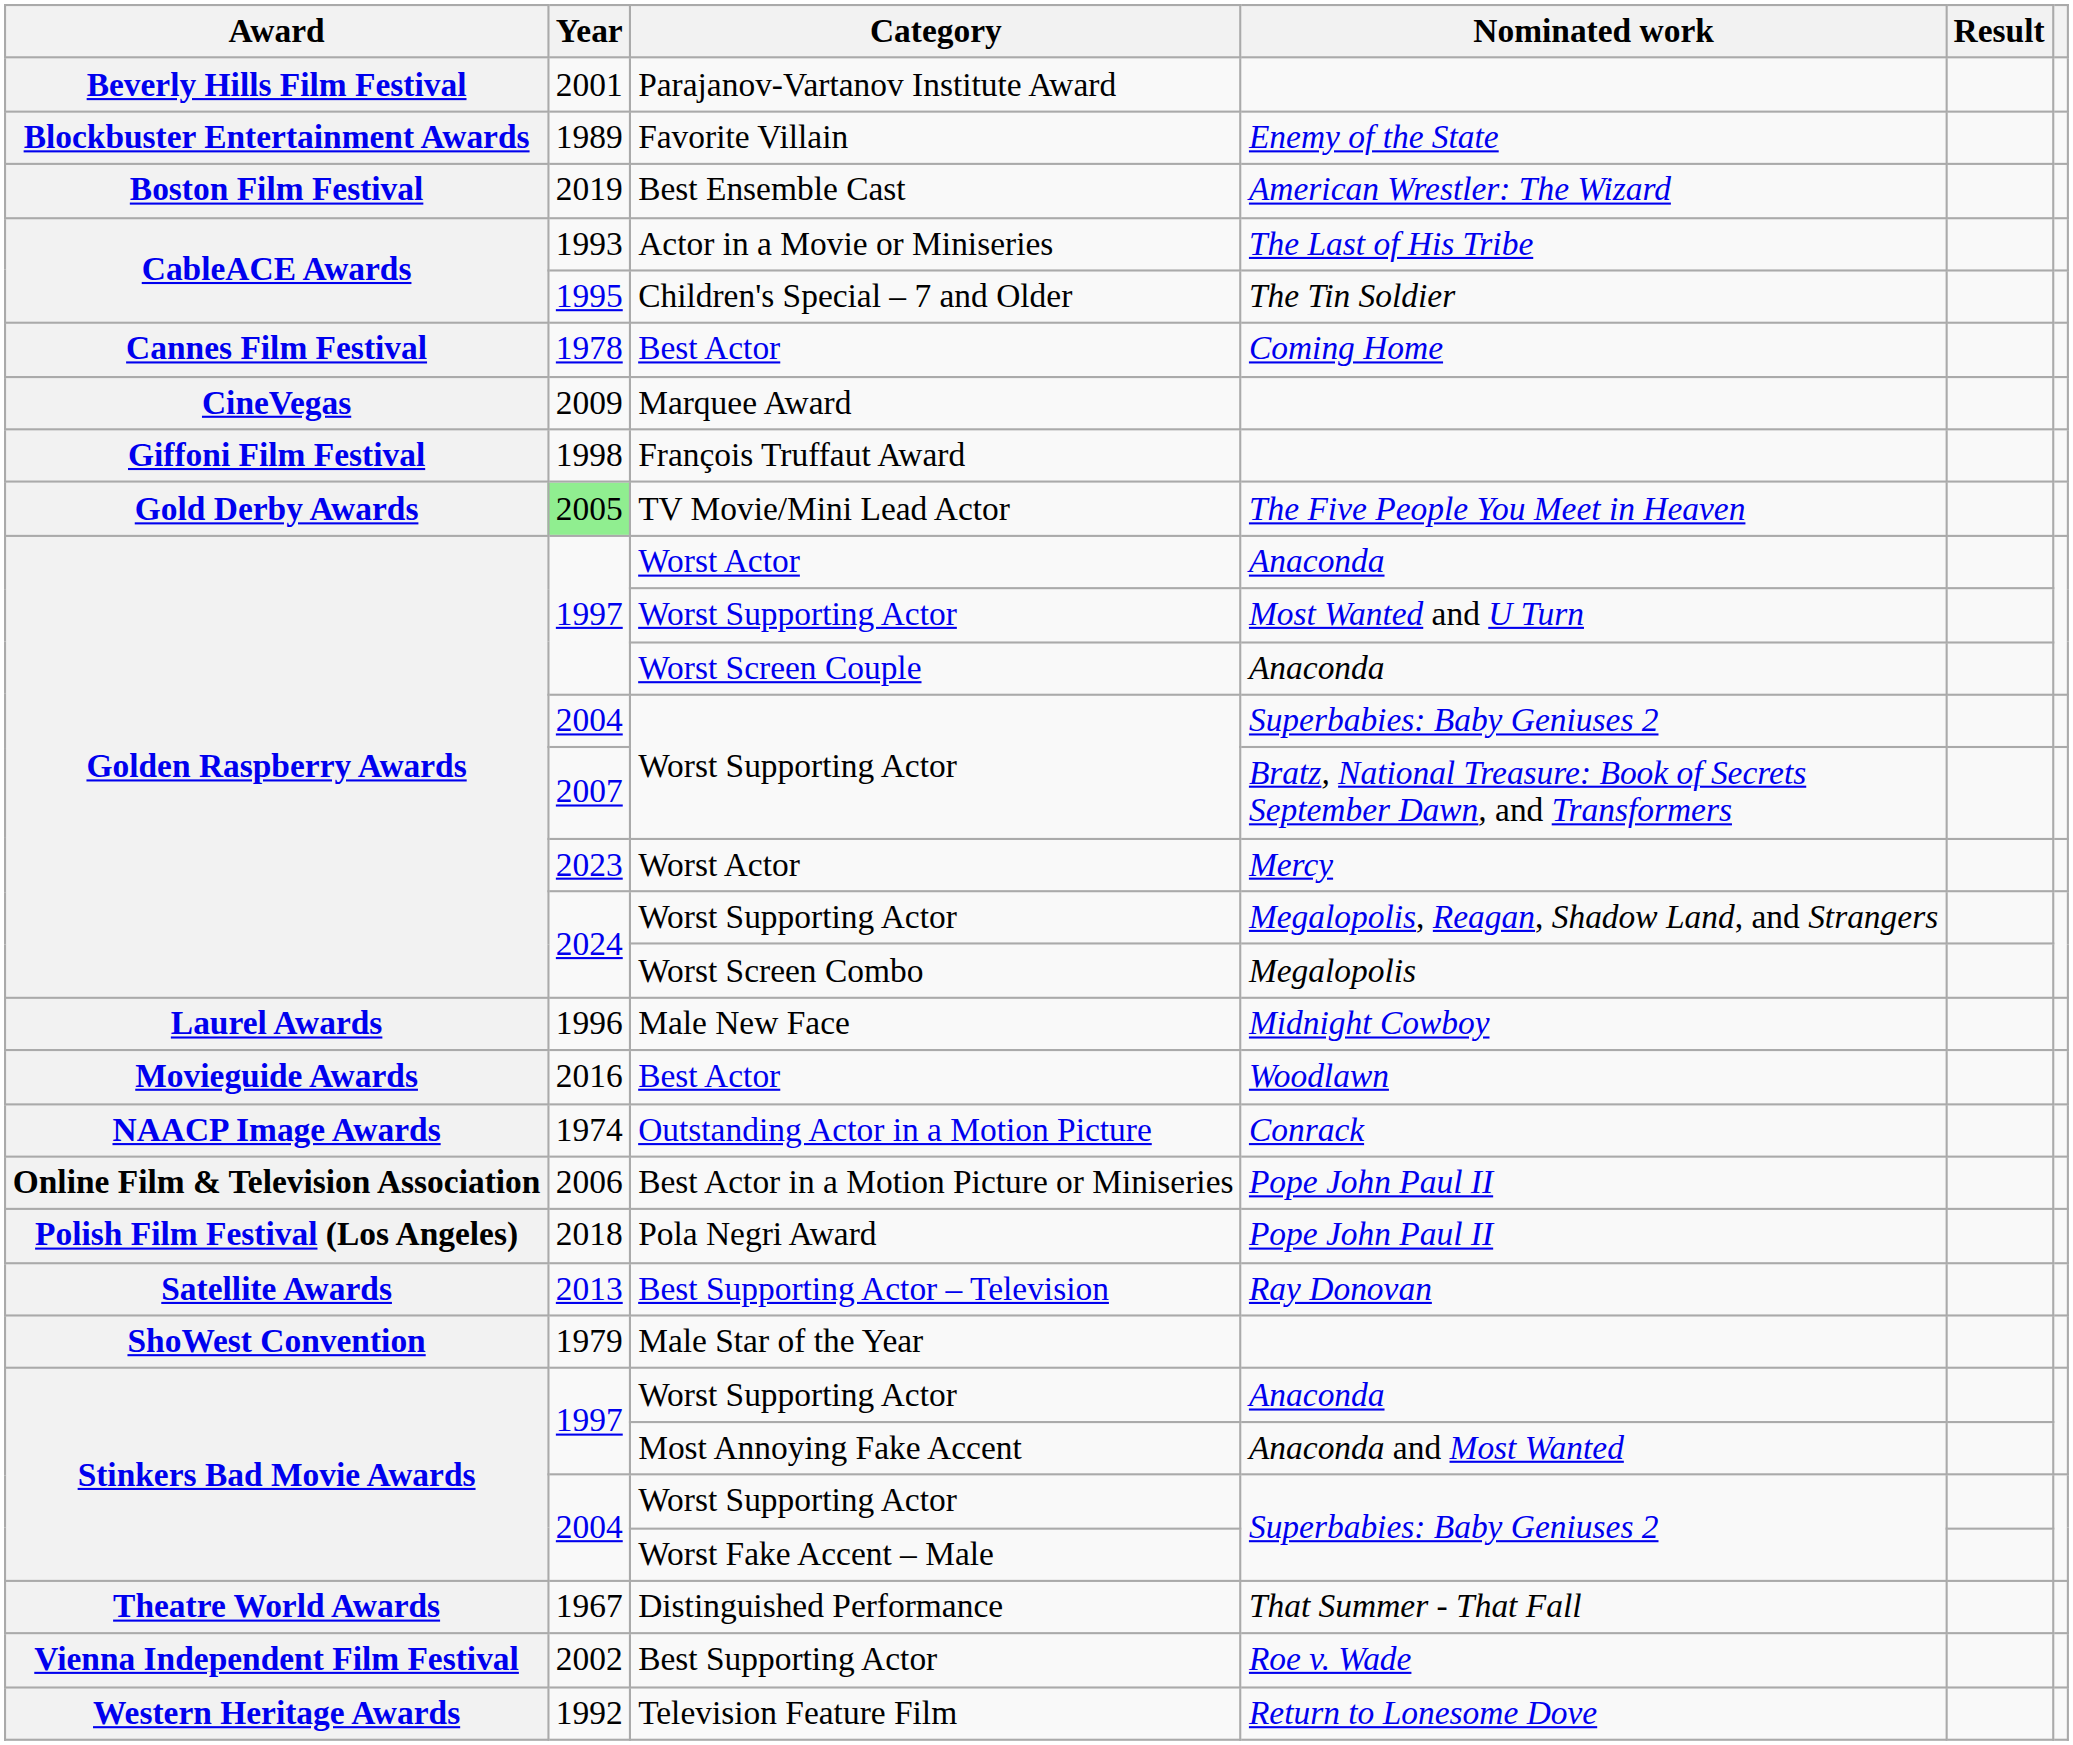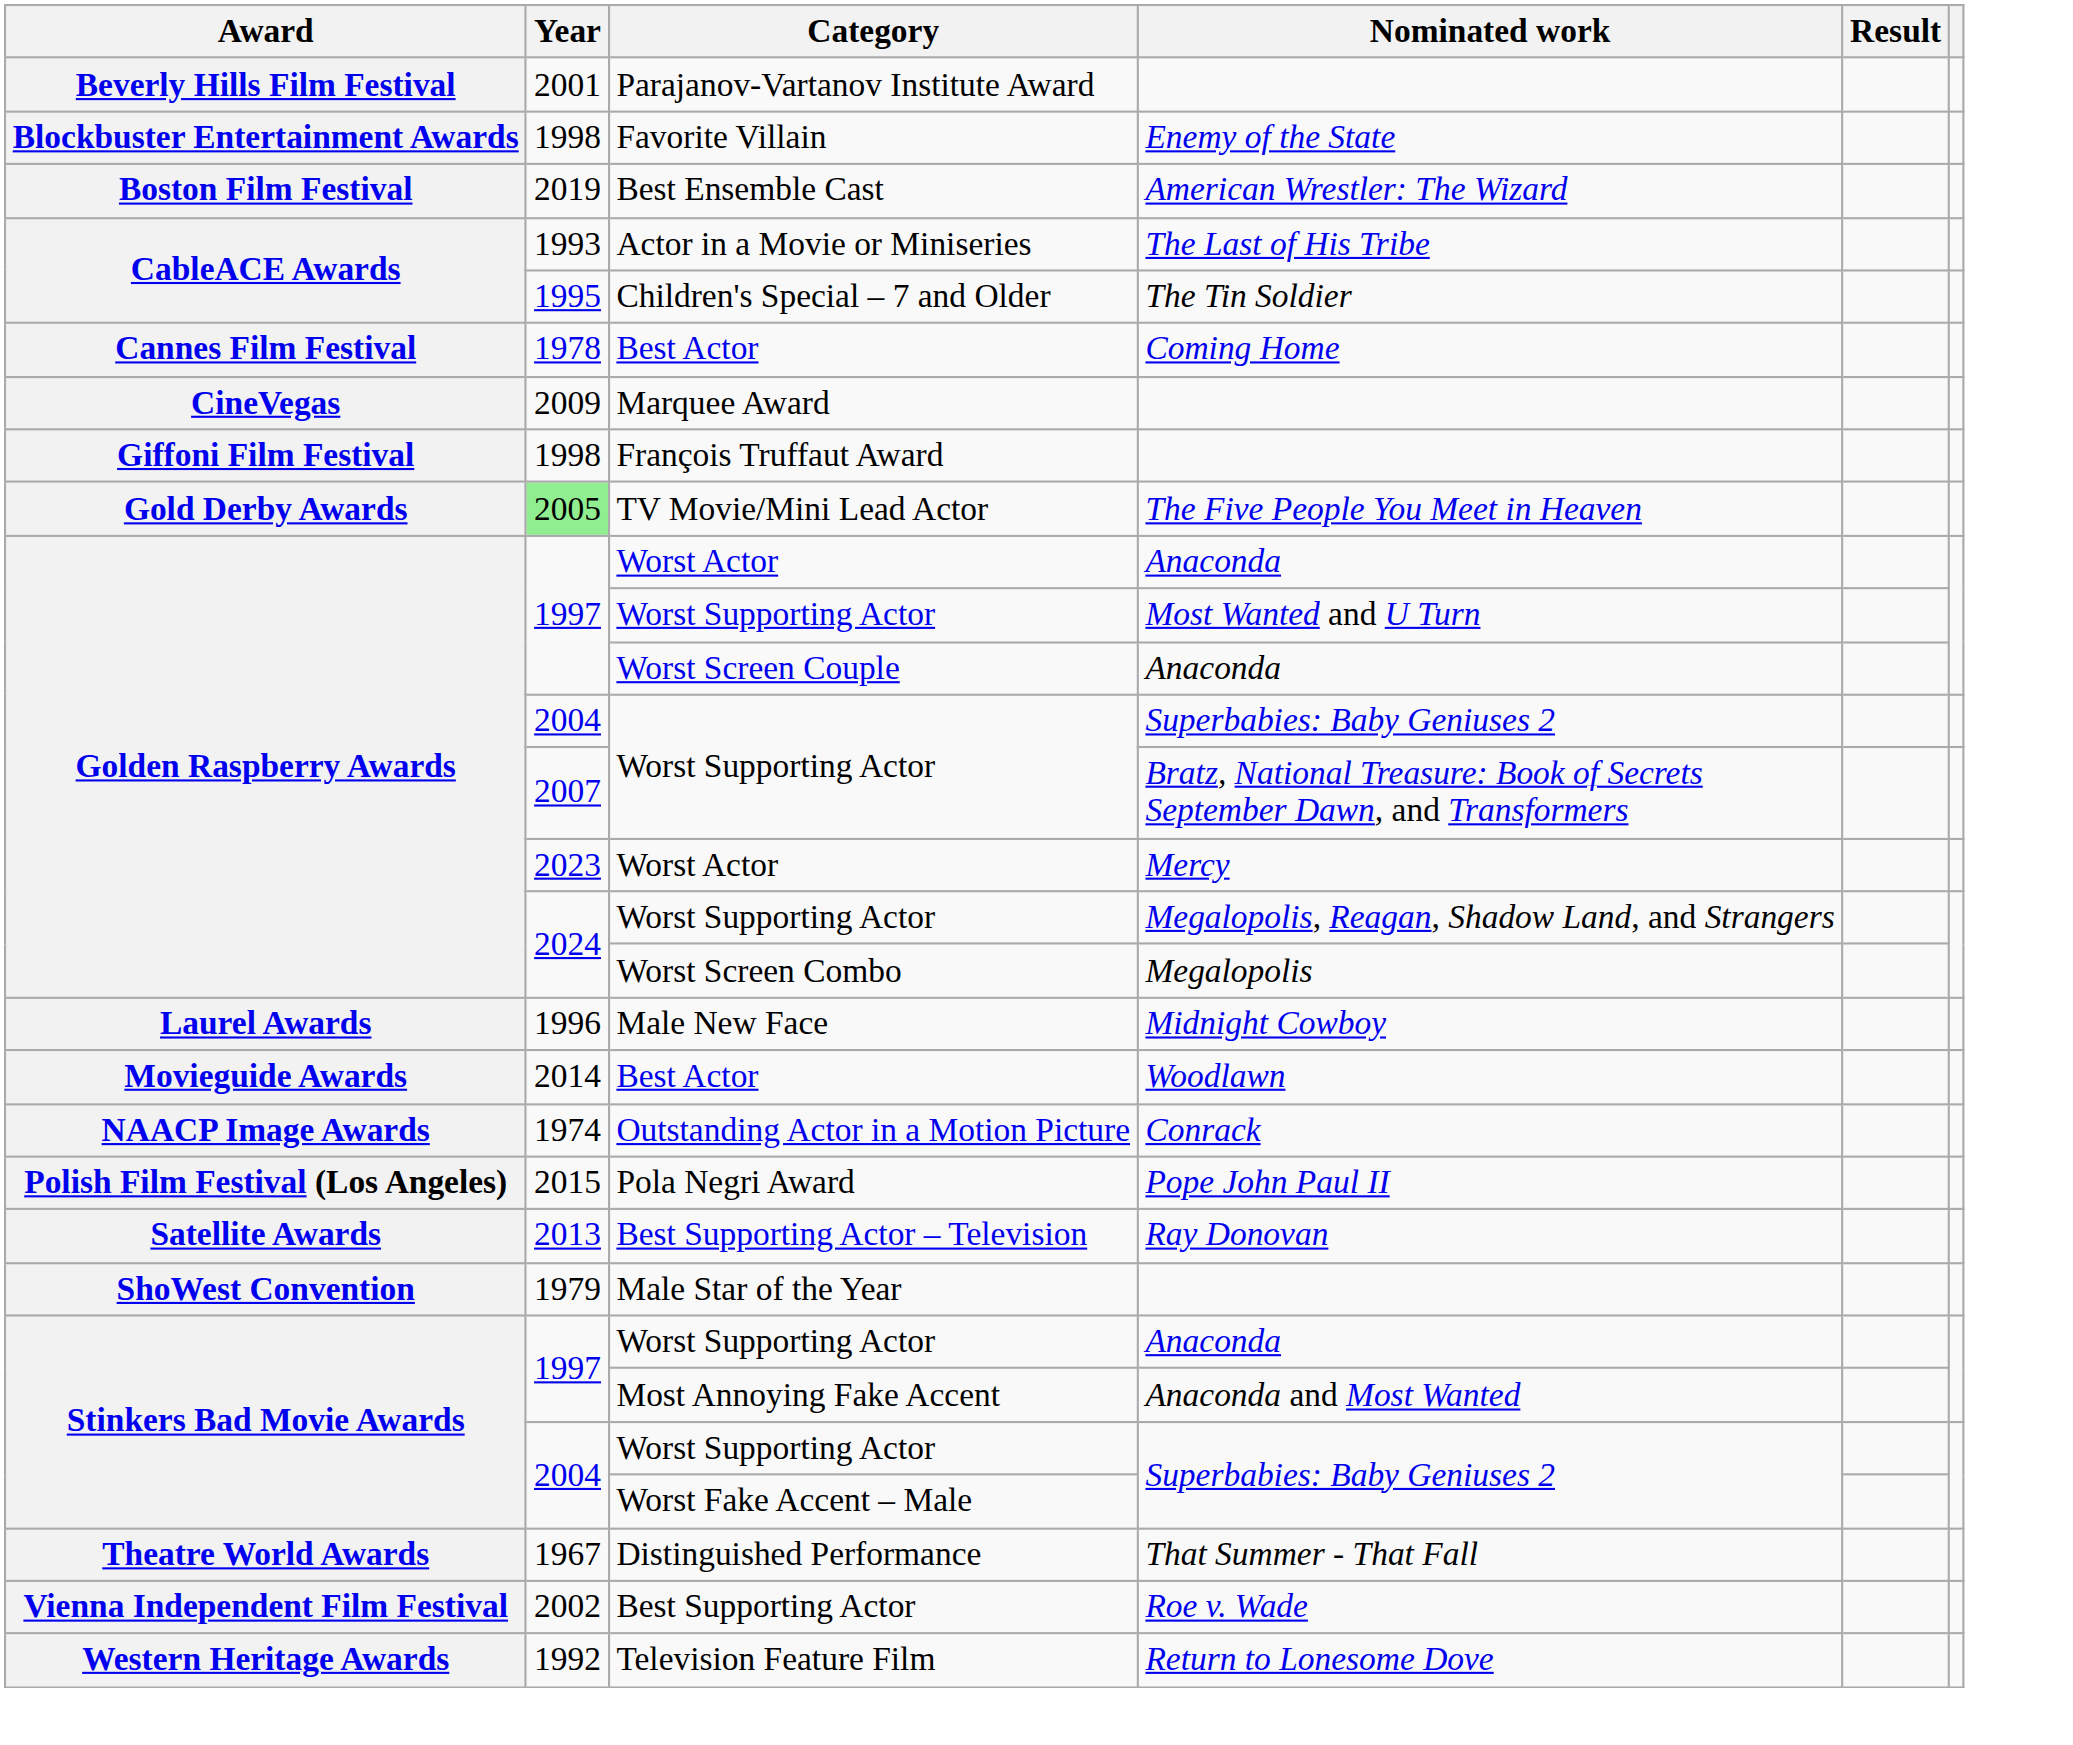(589, 137) 1989 -> (568, 137) 1998
(589, 1076) 2016 -> (568, 1076) 2014
- row: (936, 1182)
(589, 1235) 2018 -> (568, 1182) 2015
